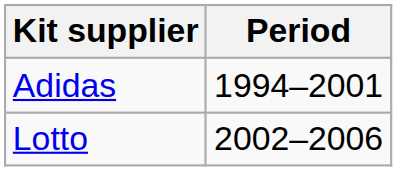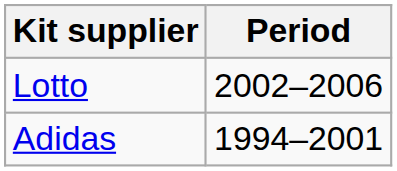rows swapped: (64, 84) <-> (50, 138)
